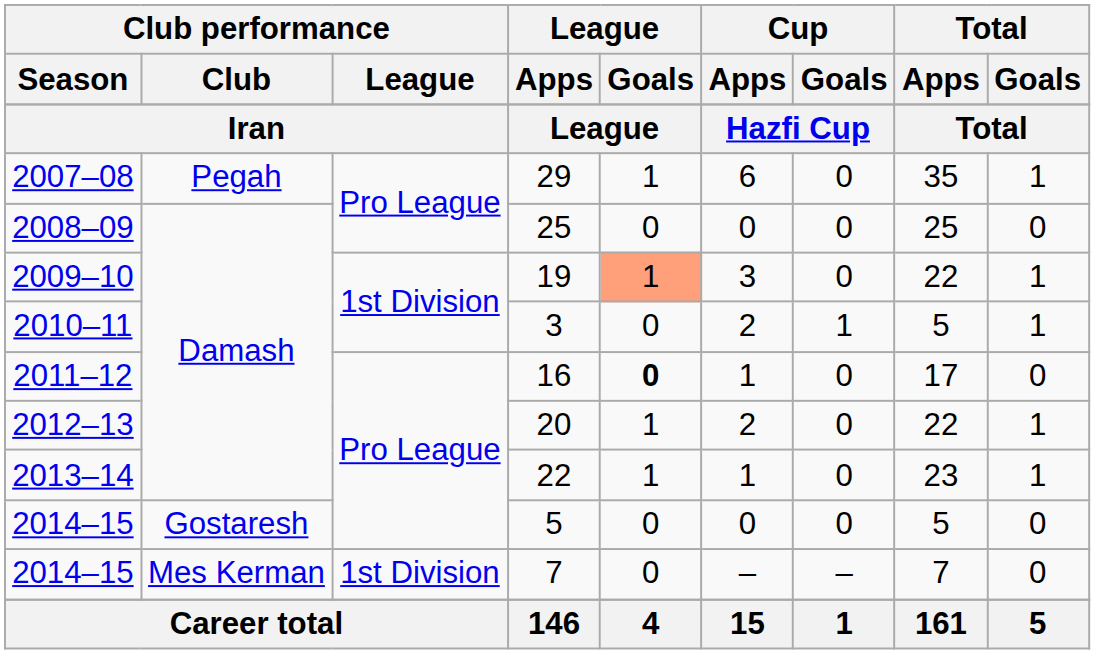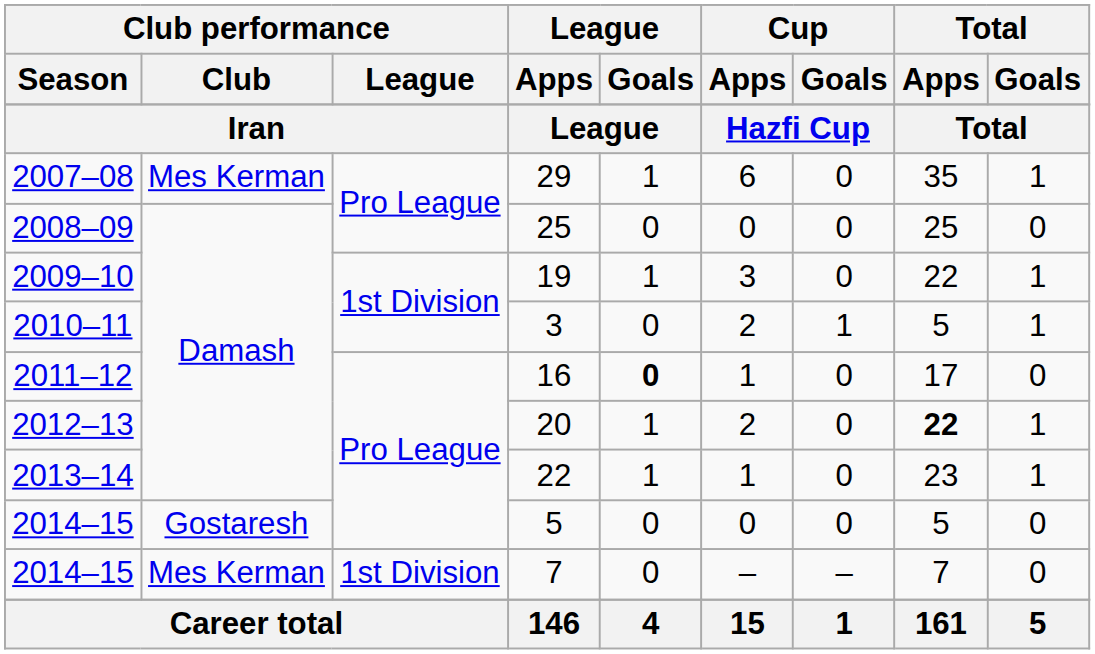(236, 177) Pegah -> (236, 177) Mes Kerman
(651, 276) lightsalmon background -> (651, 276) no background
(941, 425) normal -> (941, 425) bold
